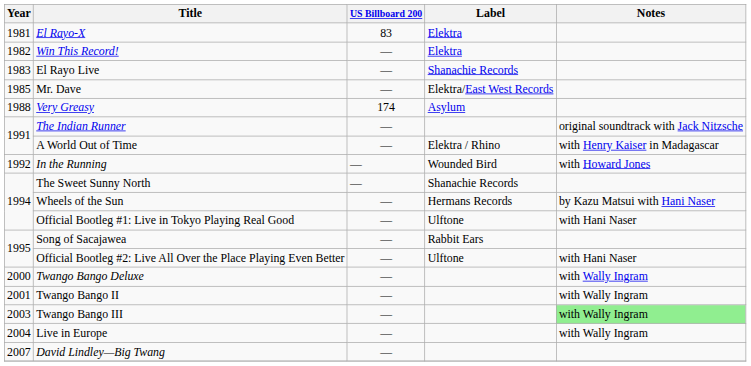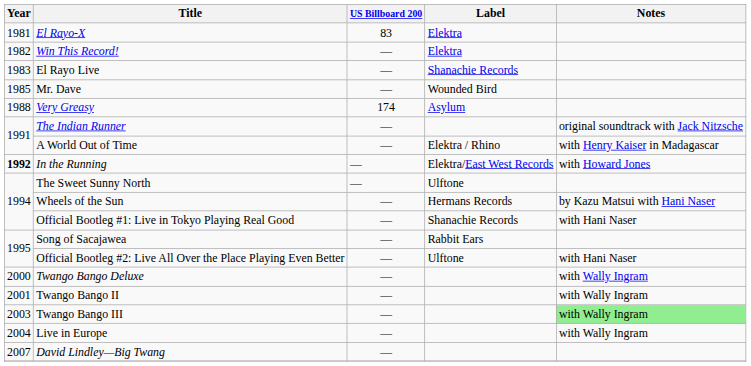(491, 88) Elektra/East West Records -> (462, 88) Wounded Bird
(19, 164) normal -> (19, 164) bold
(462, 164) Wounded Bird -> (491, 164) Elektra/East West Records
(473, 182) Shanachie Records -> (446, 182) Ulftone
(446, 220) Ulftone -> (473, 220) Shanachie Records
